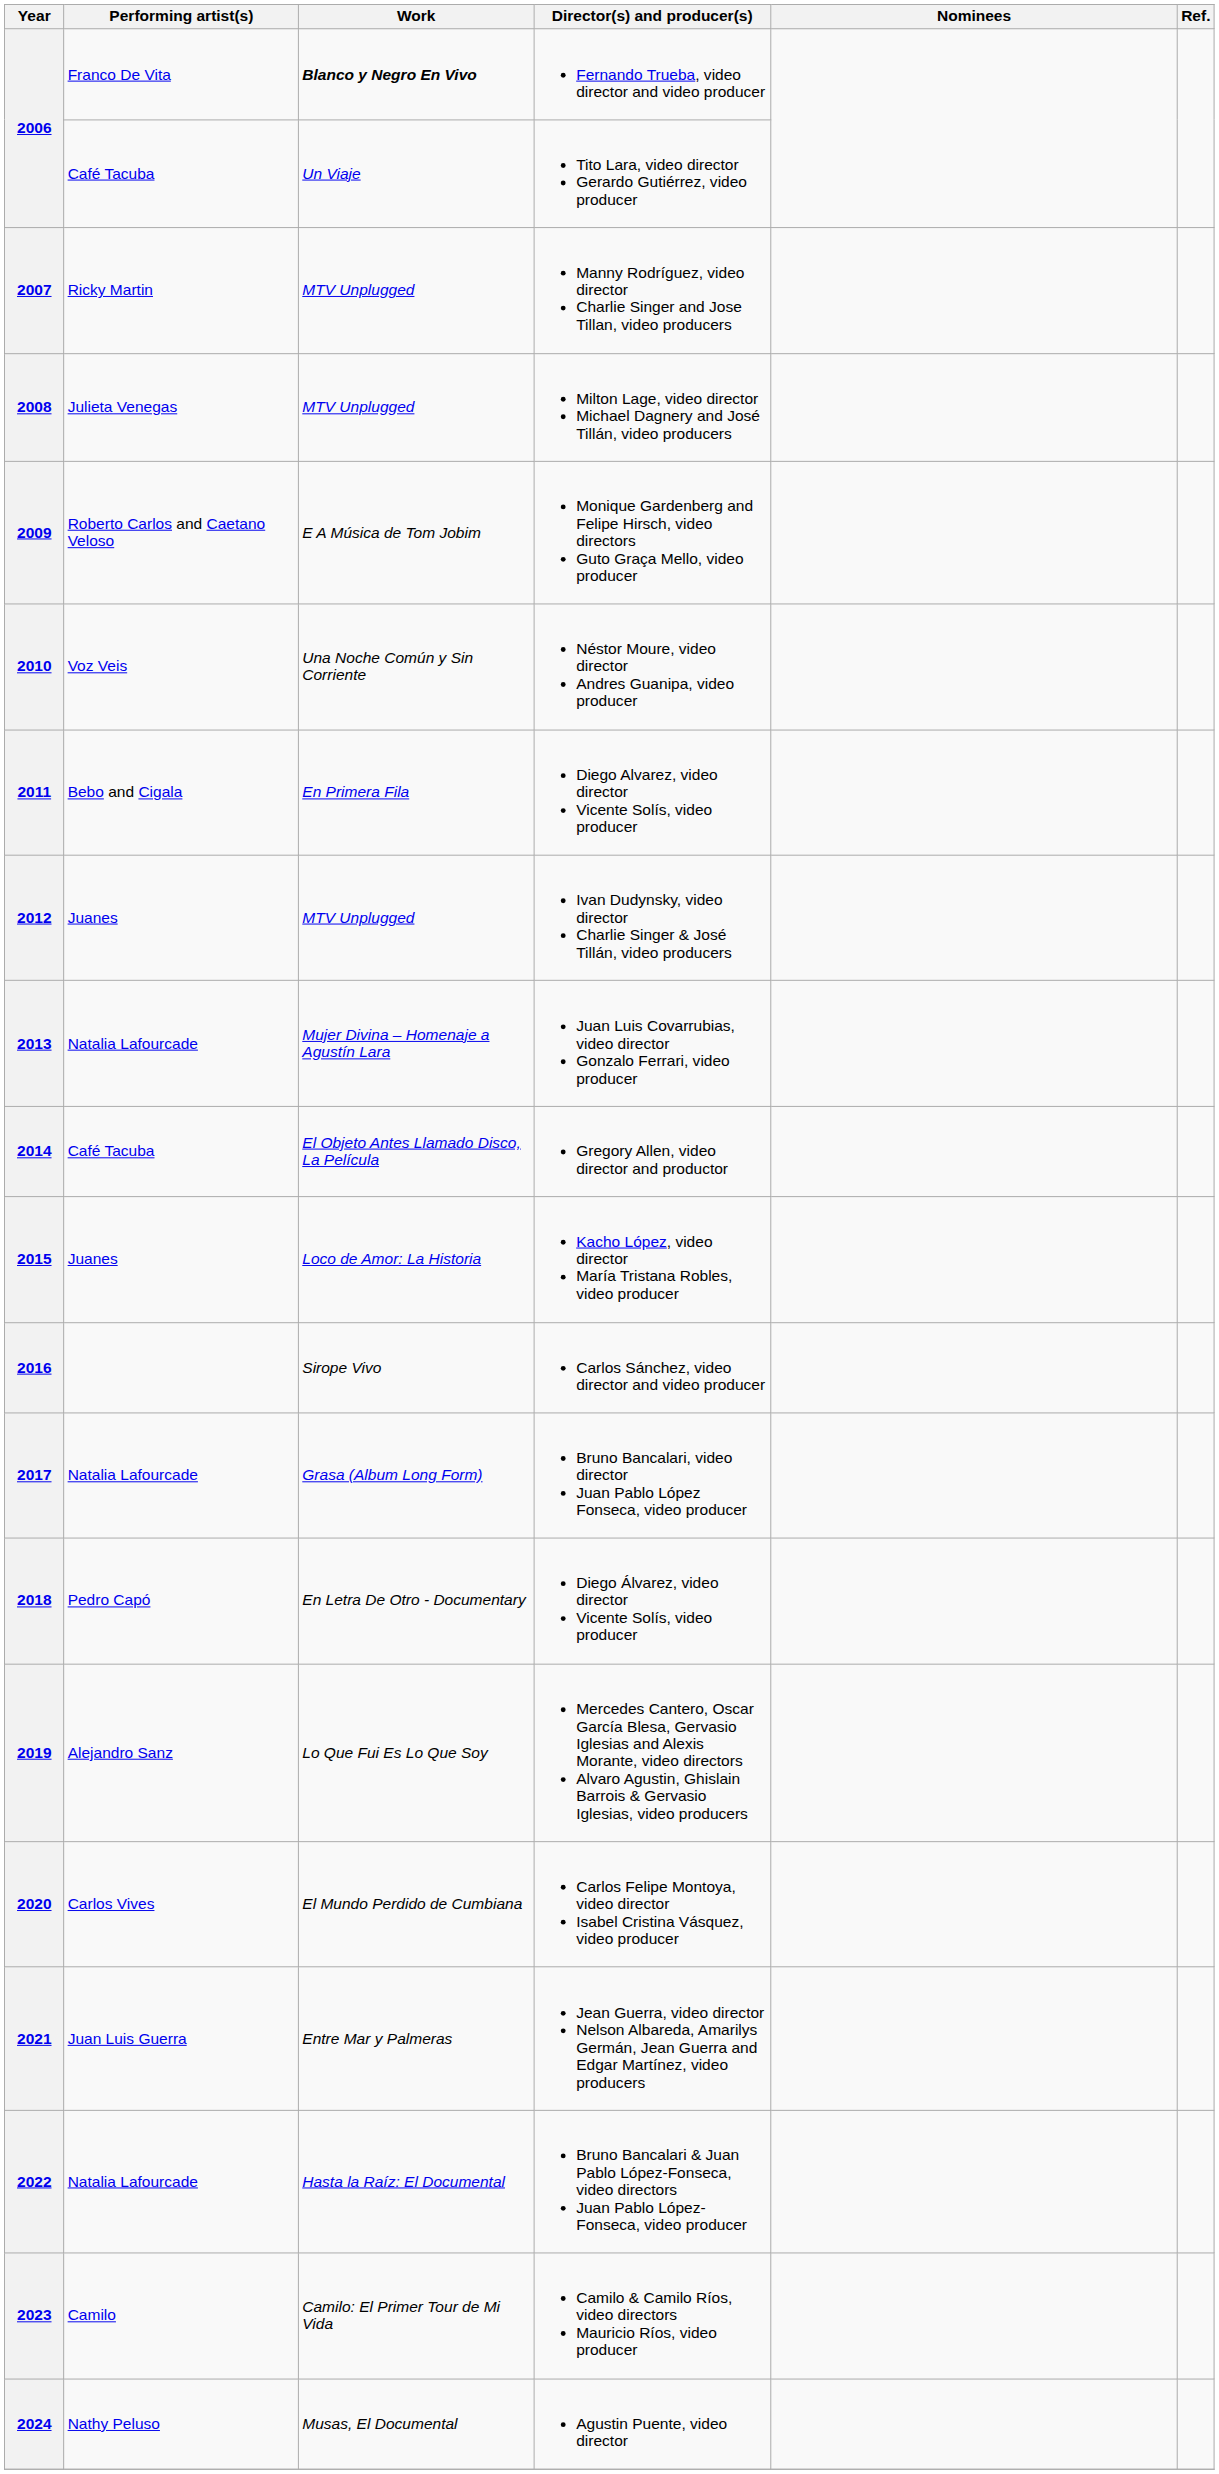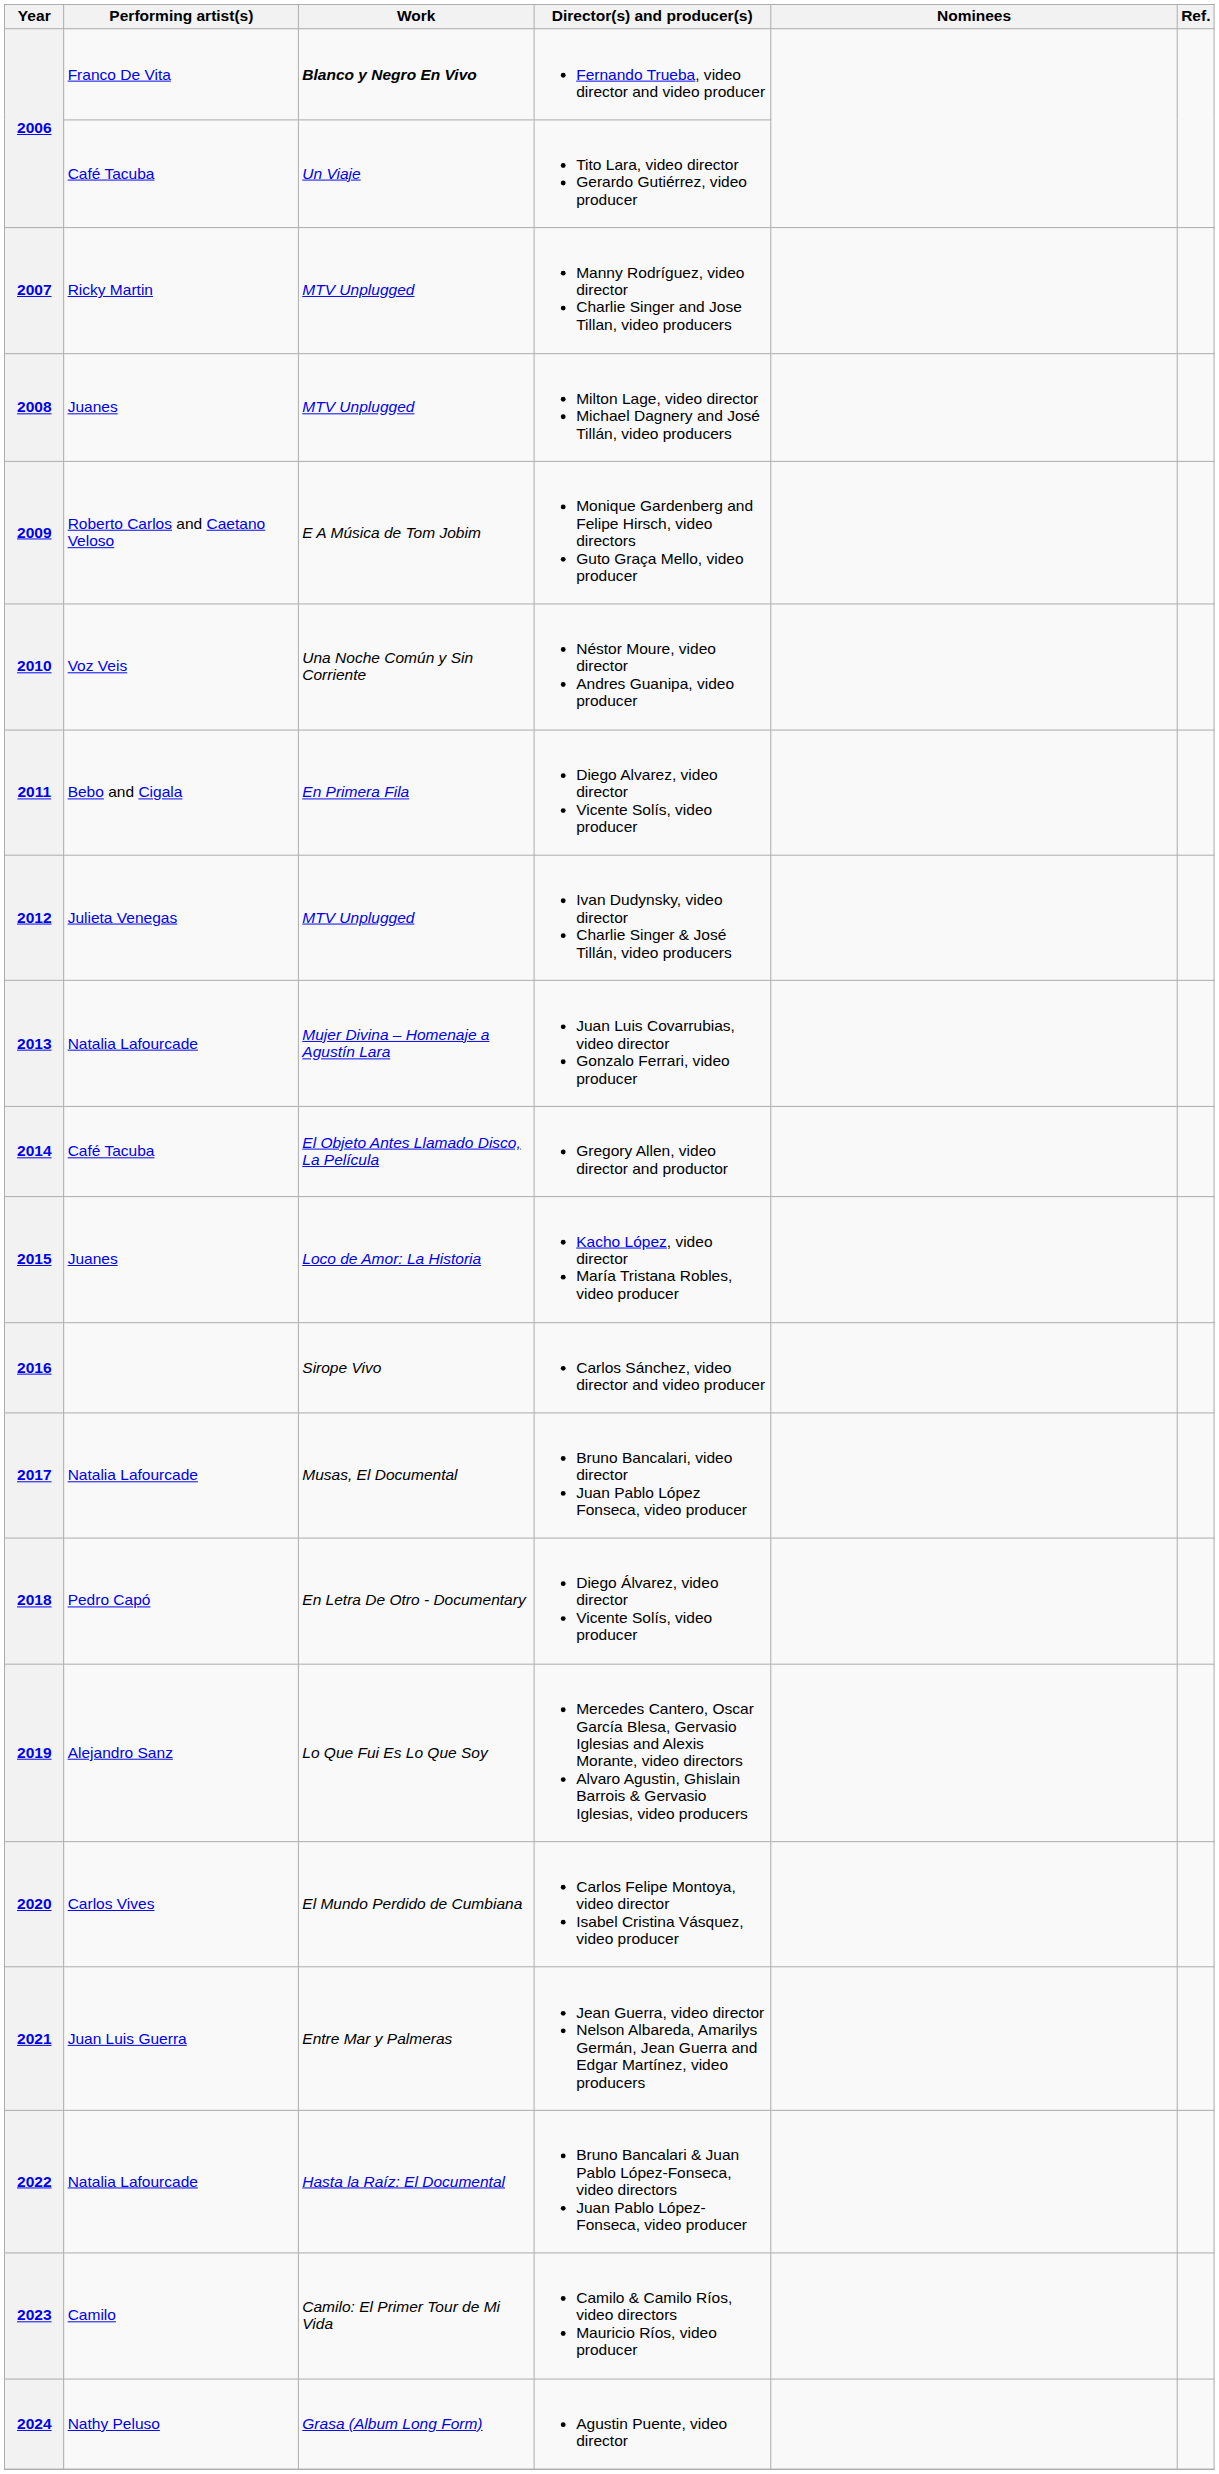(122, 407) Julieta Venegas -> (93, 407) Juanes
(93, 917) Juanes -> (122, 917) Julieta Venegas
(392, 1475) Grasa (Album Long Form) -> (380, 1475) Musas, El Documental
(380, 2423) Musas, El Documental -> (392, 2423) Grasa (Album Long Form)
